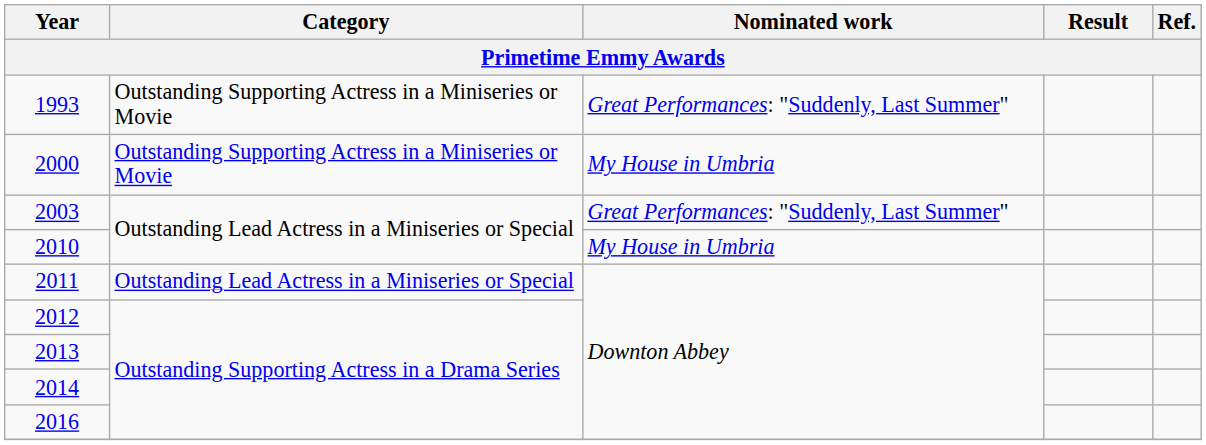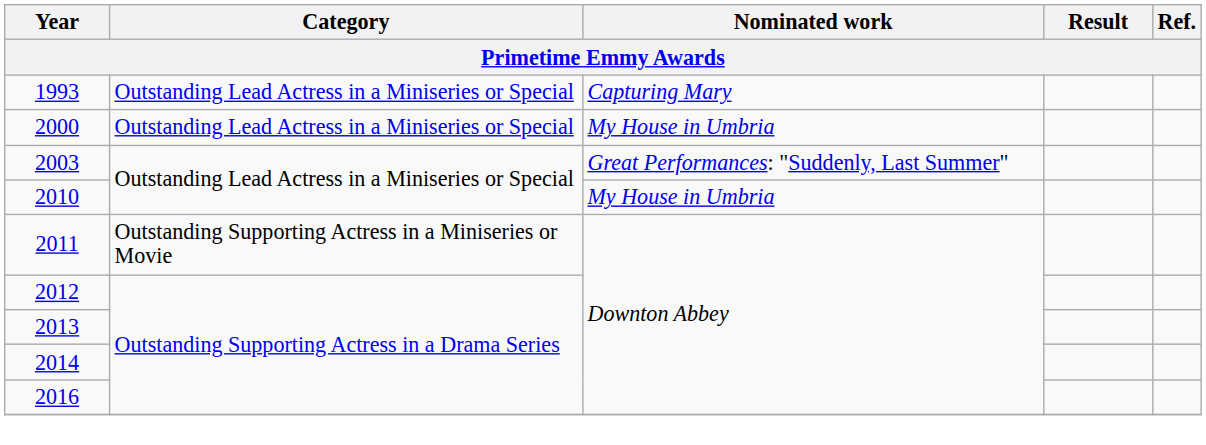(336, 104) Outstanding Supporting Actress in a Miniseries or Movie -> (344, 92) Outstanding Lead Actress in a Miniseries or Special
(798, 104) Great Performances: "Suddenly, Last Summer" -> (660, 92) Capturing Mary
(336, 164) Outstanding Supporting Actress in a Miniseries or Movie -> (344, 127) Outstanding Lead Actress in a Miniseries or Special
(344, 281) Outstanding Lead Actress in a Miniseries or Special -> (336, 244) Outstanding Supporting Actress in a Miniseries or Movie
